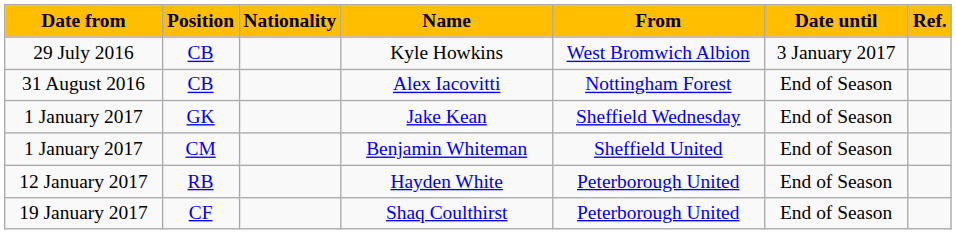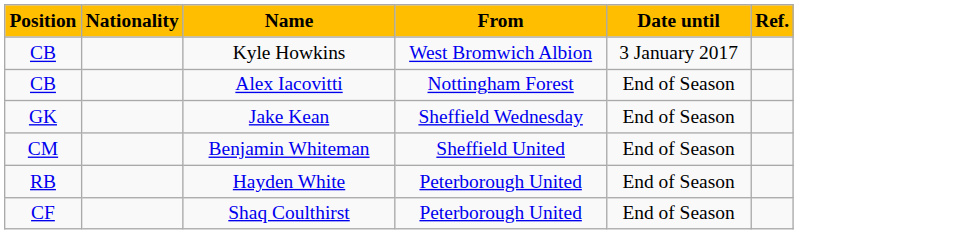- column: (83, 20)
